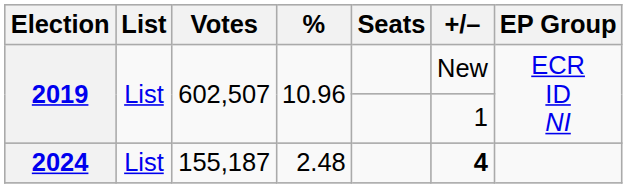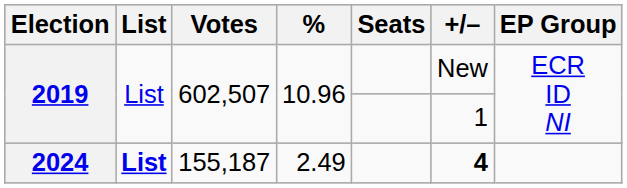(144, 162) normal -> (144, 162) bold
(321, 162) 2.48 -> (321, 162) 2.49
